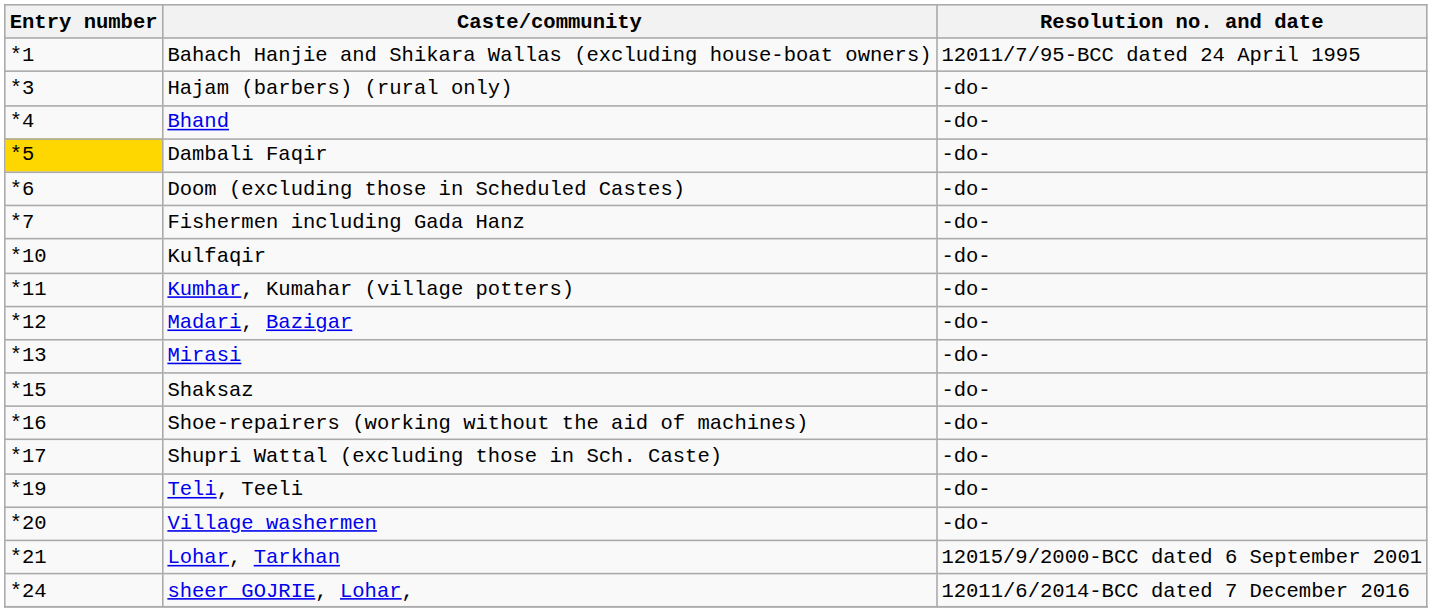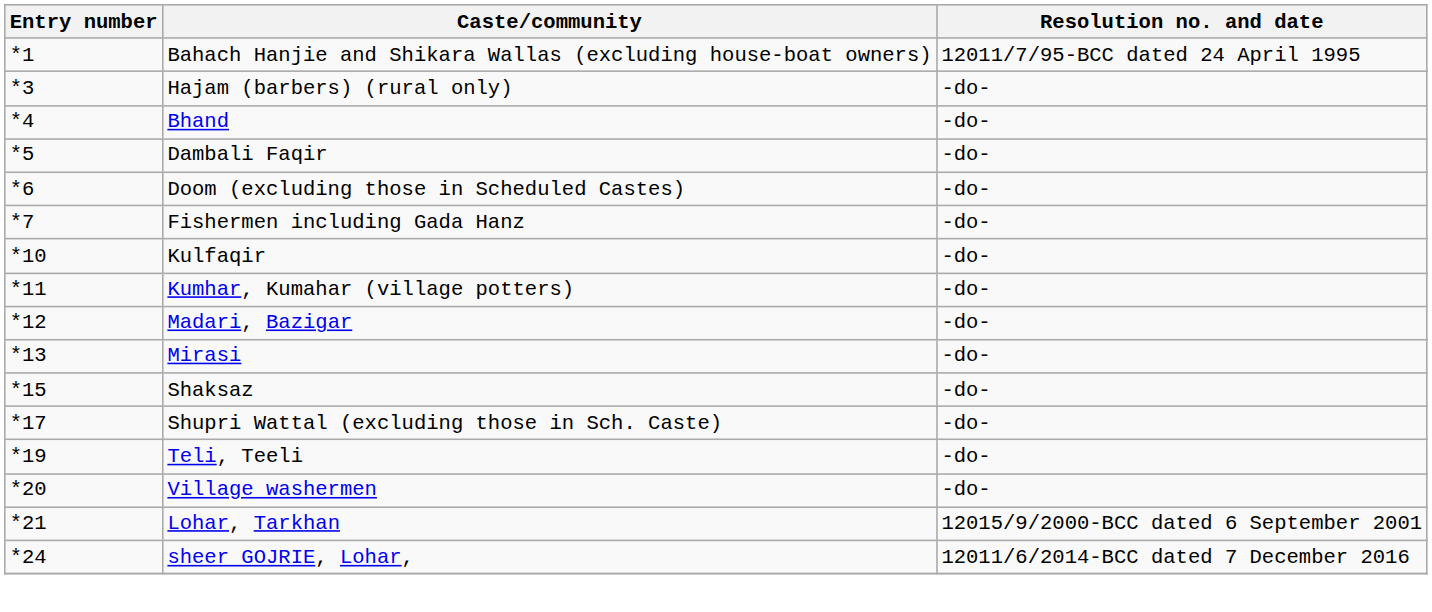(22, 155) gold background -> (22, 155) no background
- row: (488, 423)
